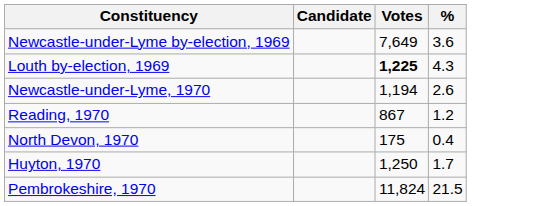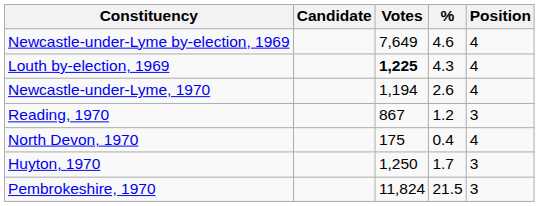+ column: (500, 16)
(443, 41) 3.6 -> (443, 41) 4.6
